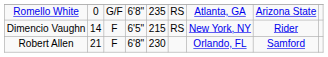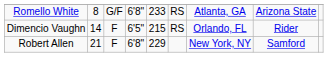(96, 12) 0 -> (96, 12) 8
(157, 12) 235 -> (157, 12) 233
(220, 28) New York, NY -> (220, 28) Orlando, FL
(157, 44) 230 -> (157, 44) 229
(220, 44) Orlando, FL -> (220, 44) New York, NY
